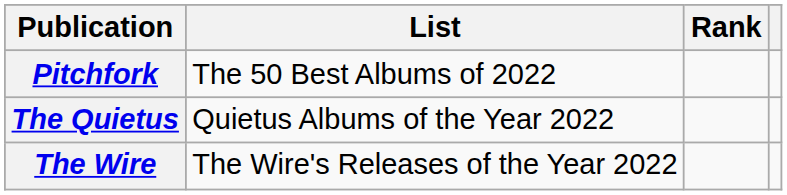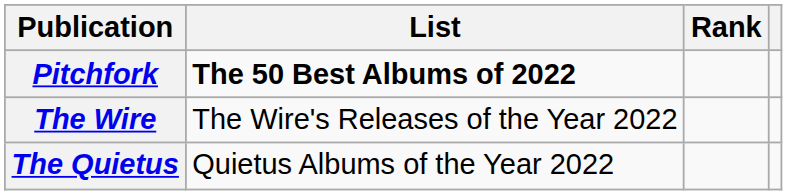(374, 73) normal -> (384, 73) bold
rows swapped: (95, 119) <-> (95, 165)
